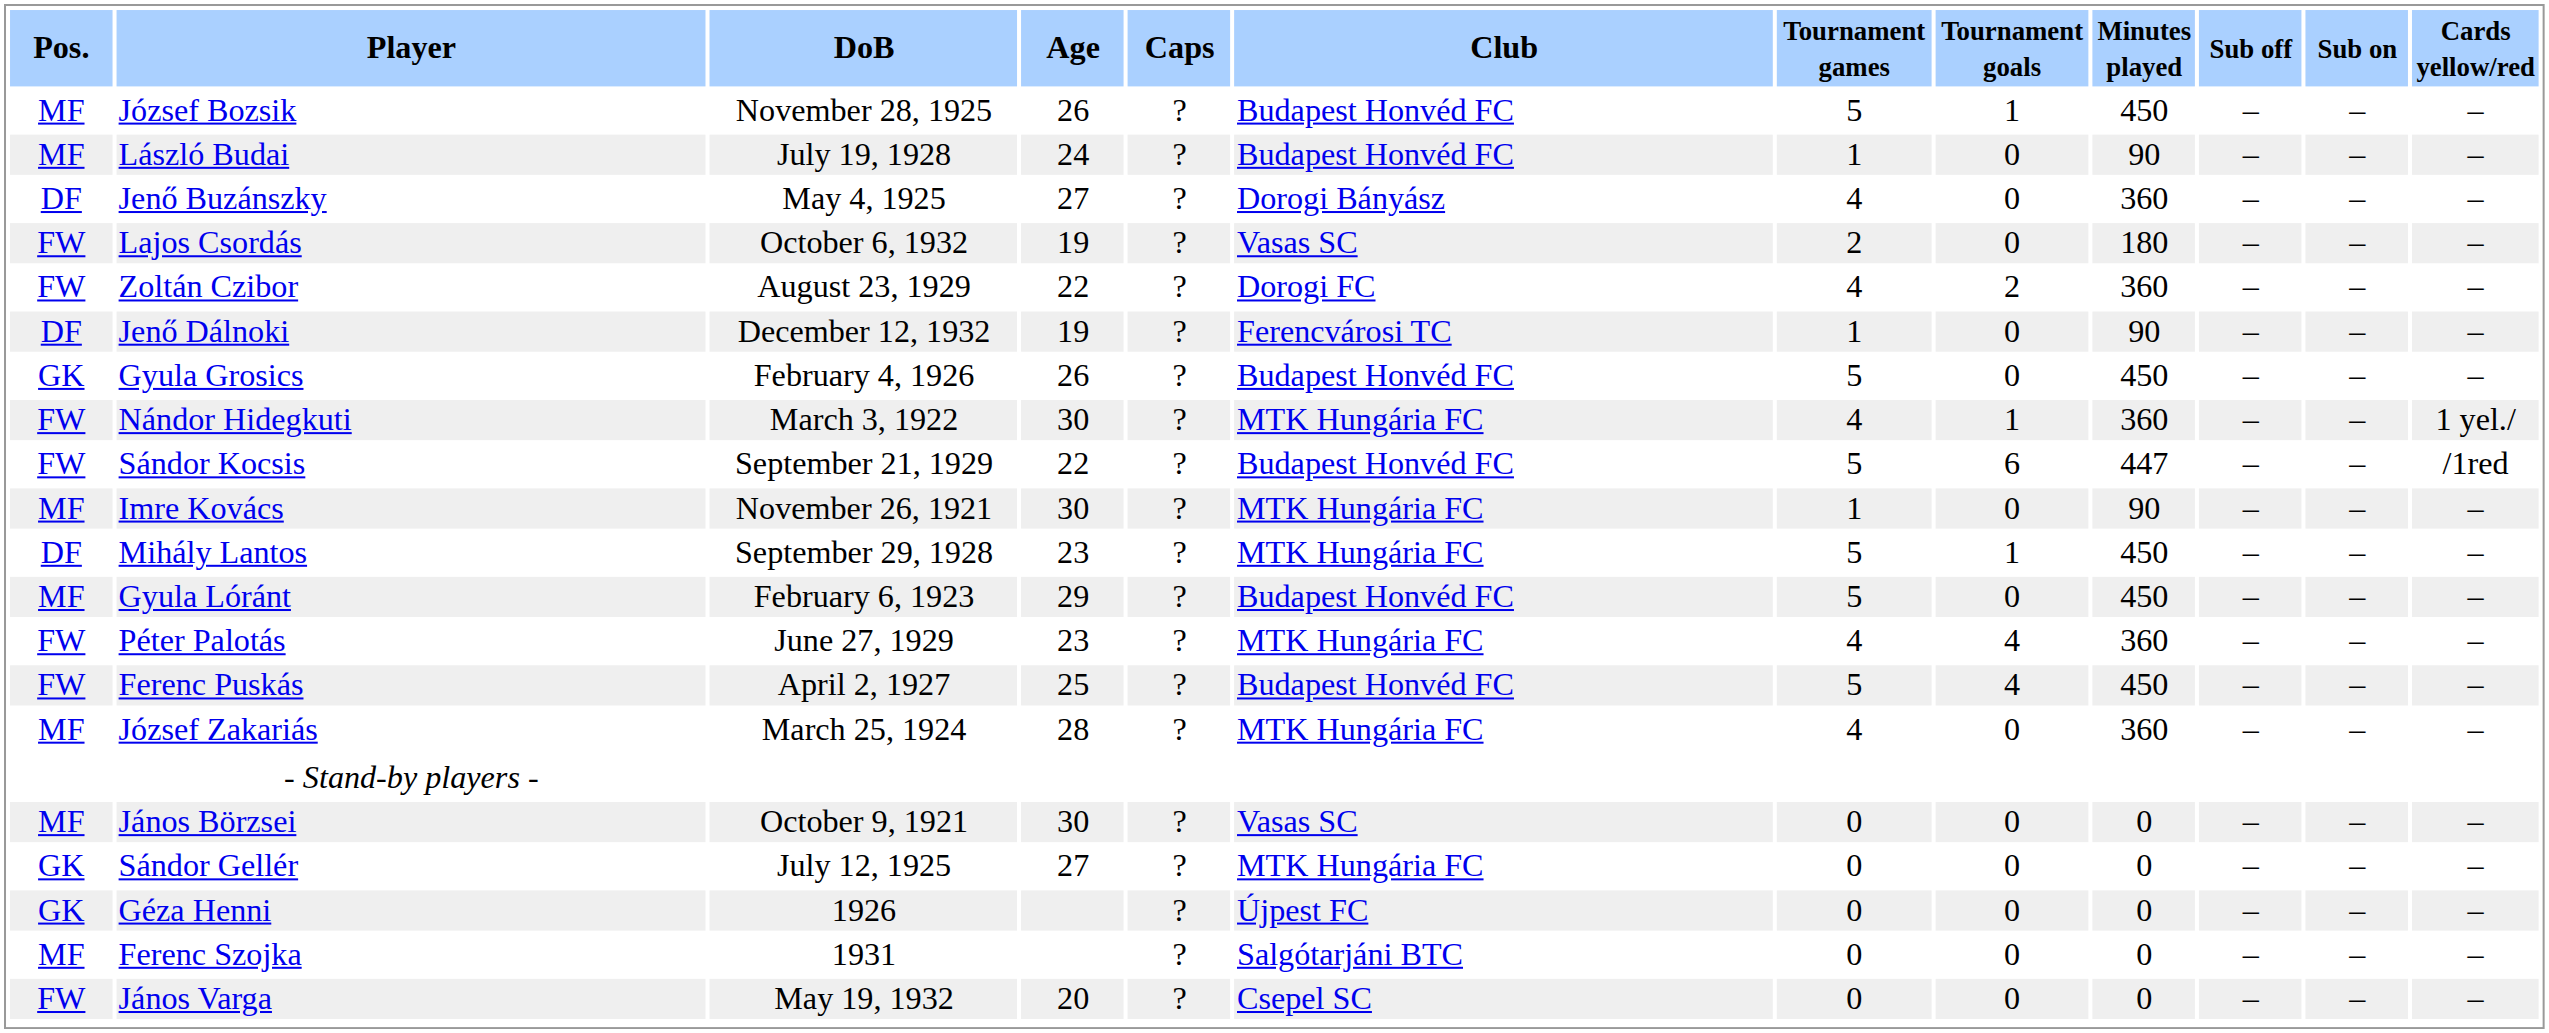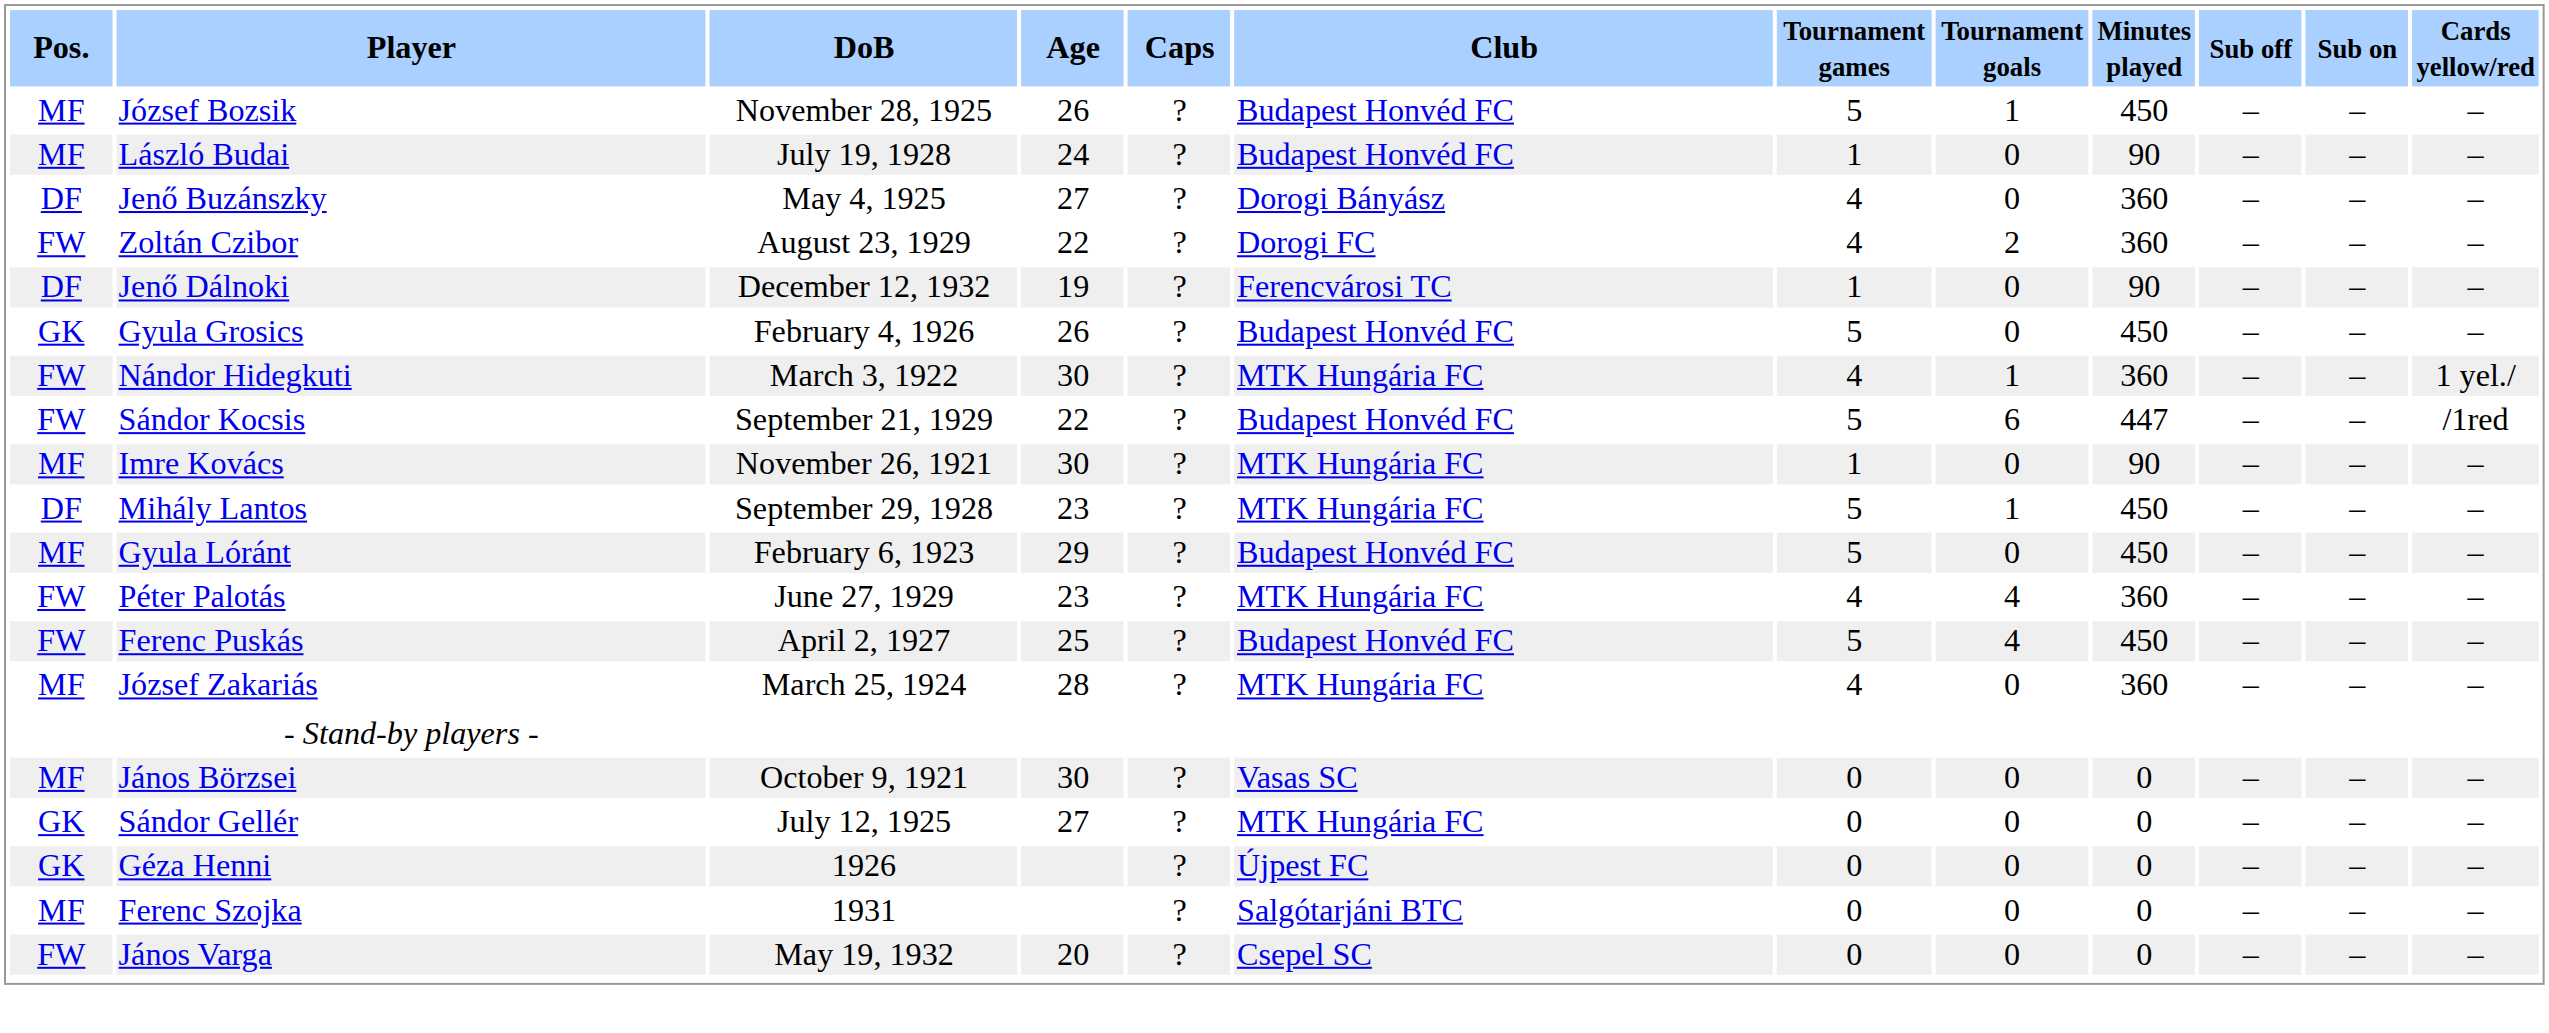- row: (210, 242)
